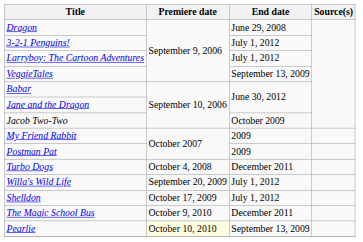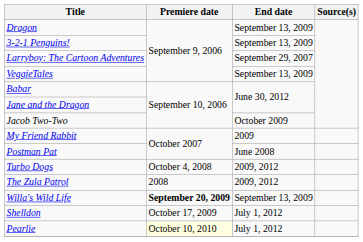(259, 27) June 29, 2008 -> (274, 27) September 13, 2009
(255, 43) July 1, 2012 -> (274, 43) September 13, 2009
(255, 58) July 1, 2012 -> (274, 58) September 29, 2007
(241, 151) 2009 -> (254, 151) June 2008
(262, 167) December 2011 -> (256, 167) 2009, 2012
+ row: (38, 182)
(188, 182) normal -> (189, 197) bold
(255, 182) July 1, 2012 -> (274, 197) September 13, 2009
- row: (51, 213)
(271, 228) September 13, 2009 -> (258, 228) July 1, 2012
